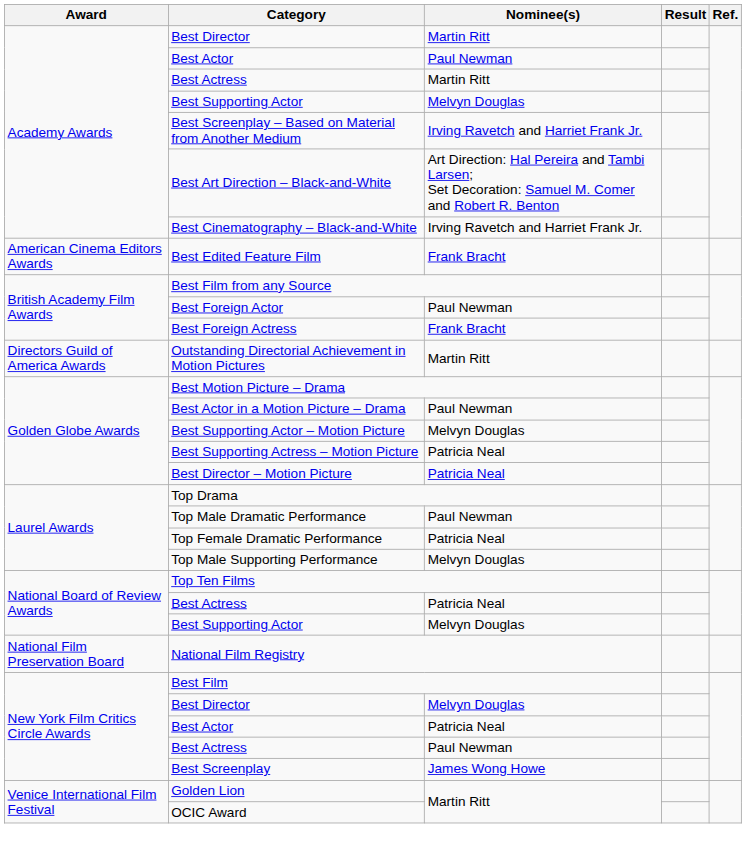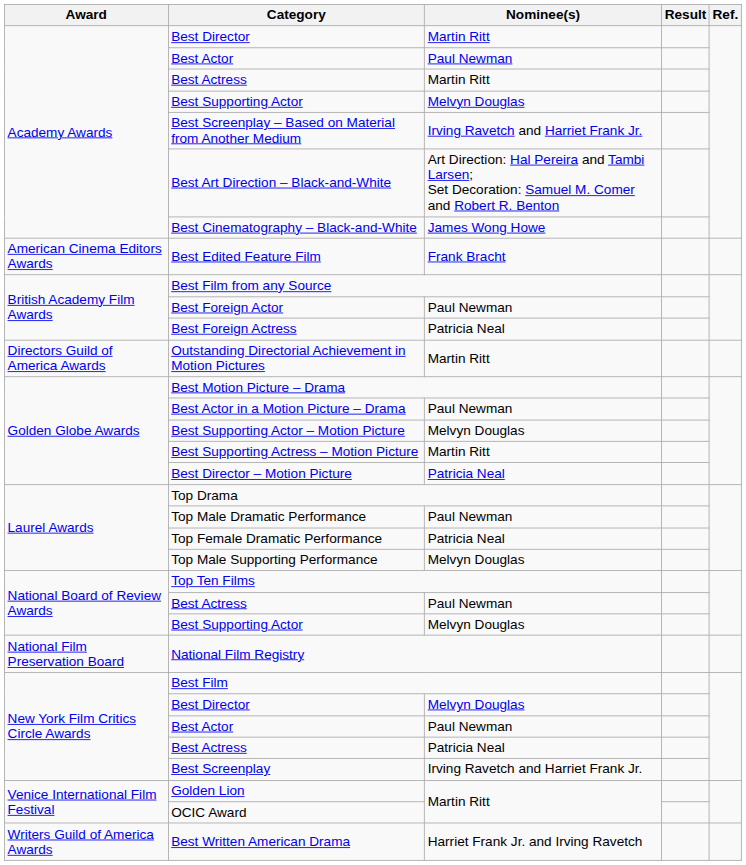(535, 227) Irving Ravetch and Harriet Frank Jr. -> (487, 227) James Wong Howe
(467, 329) Frank Bracht -> (466, 329) Patricia Neal
(466, 452) Patricia Neal -> (459, 452) Martin Ritt
(466, 603) Patricia Neal -> (470, 603) Paul Newman
(466, 726) Patricia Neal -> (470, 726) Paul Newman
(470, 747) Paul Newman -> (466, 747) Patricia Neal
(487, 769) James Wong Howe -> (535, 769) Irving Ravetch and Harriet Frank Jr.
+ row: (81, 841)
